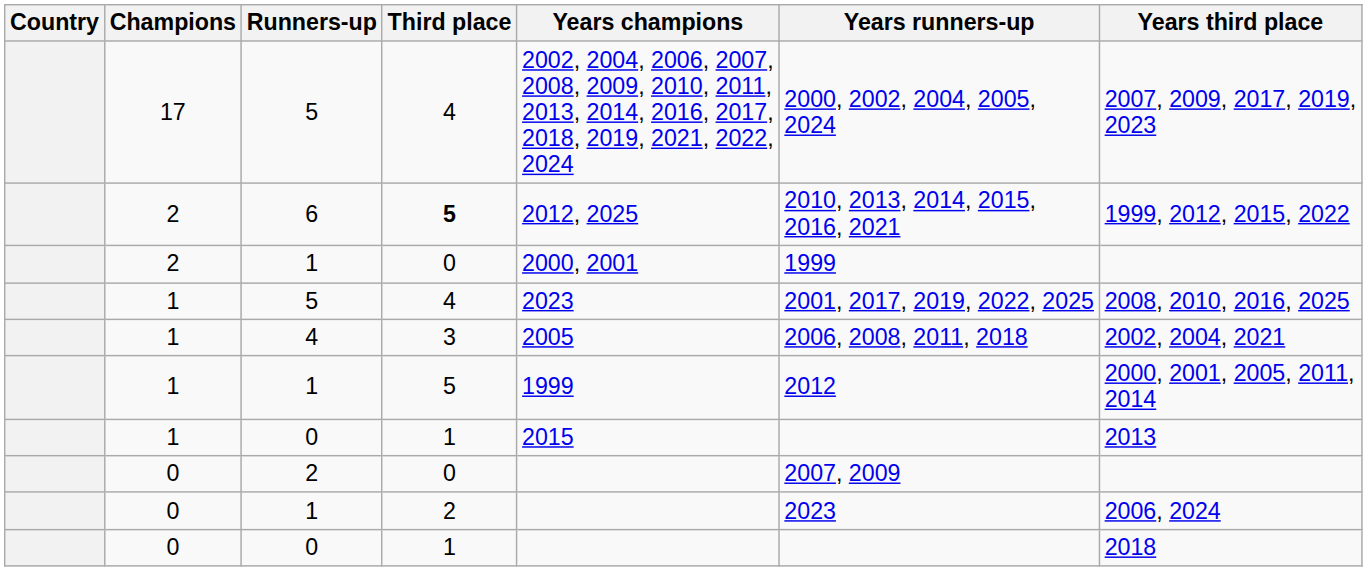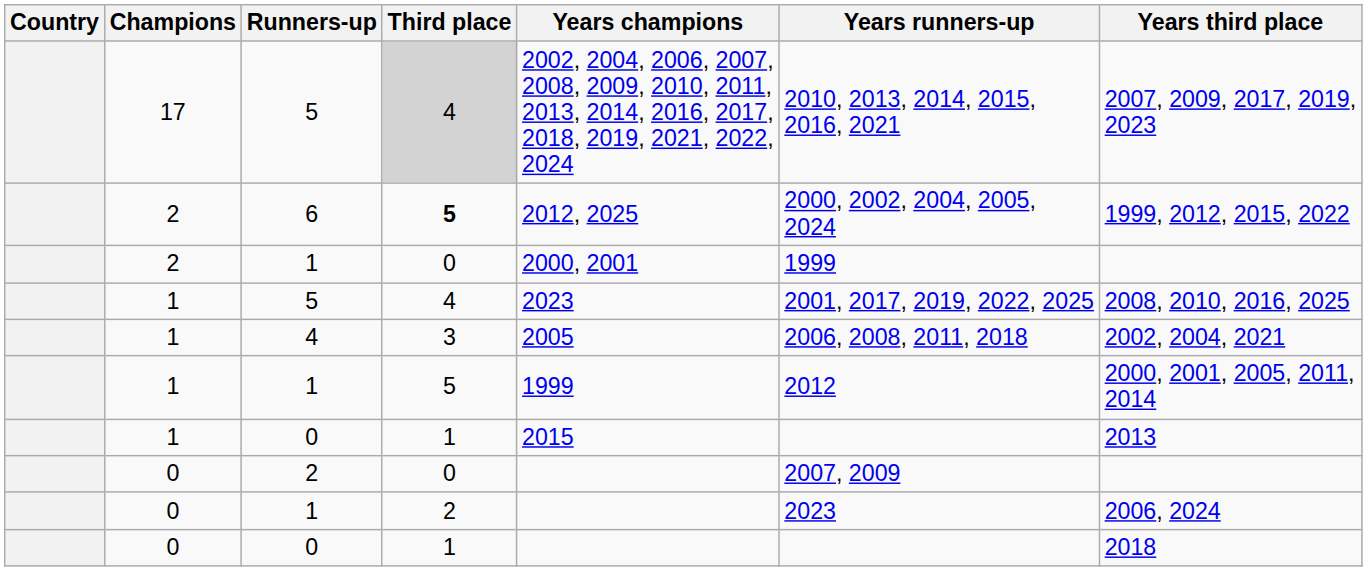(449, 111) no background -> (449, 111) lightgrey background
(910, 111) 2000, 2002, 2004, 2005, 2024 -> (910, 111) 2010, 2013, 2014, 2015, 2016, 2021
(910, 213) 2010, 2013, 2014, 2015, 2016, 2021 -> (910, 213) 2000, 2002, 2004, 2005, 2024
